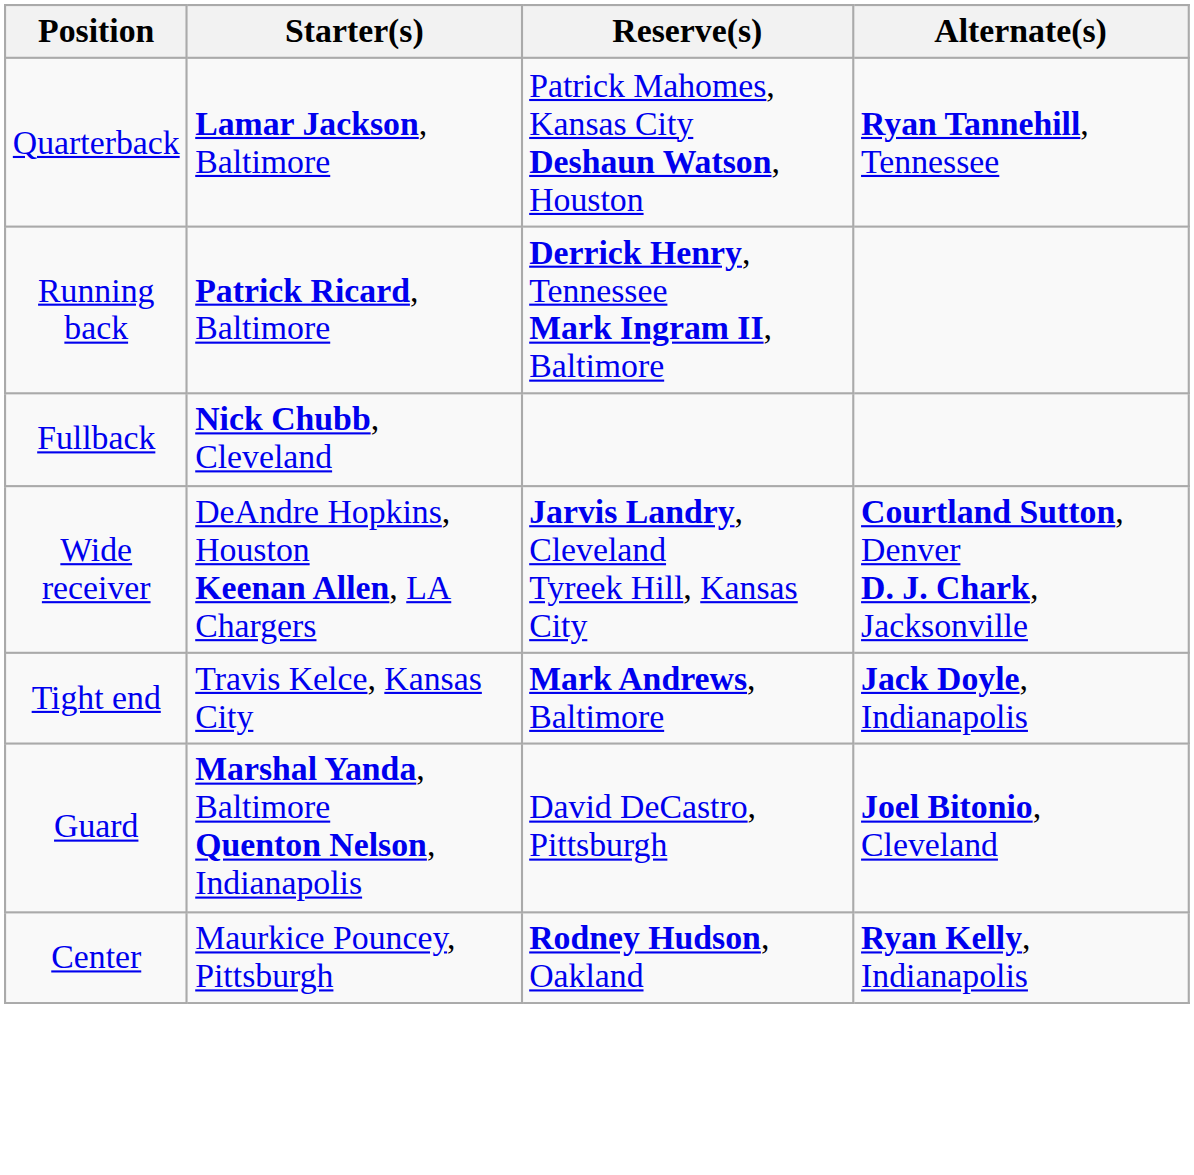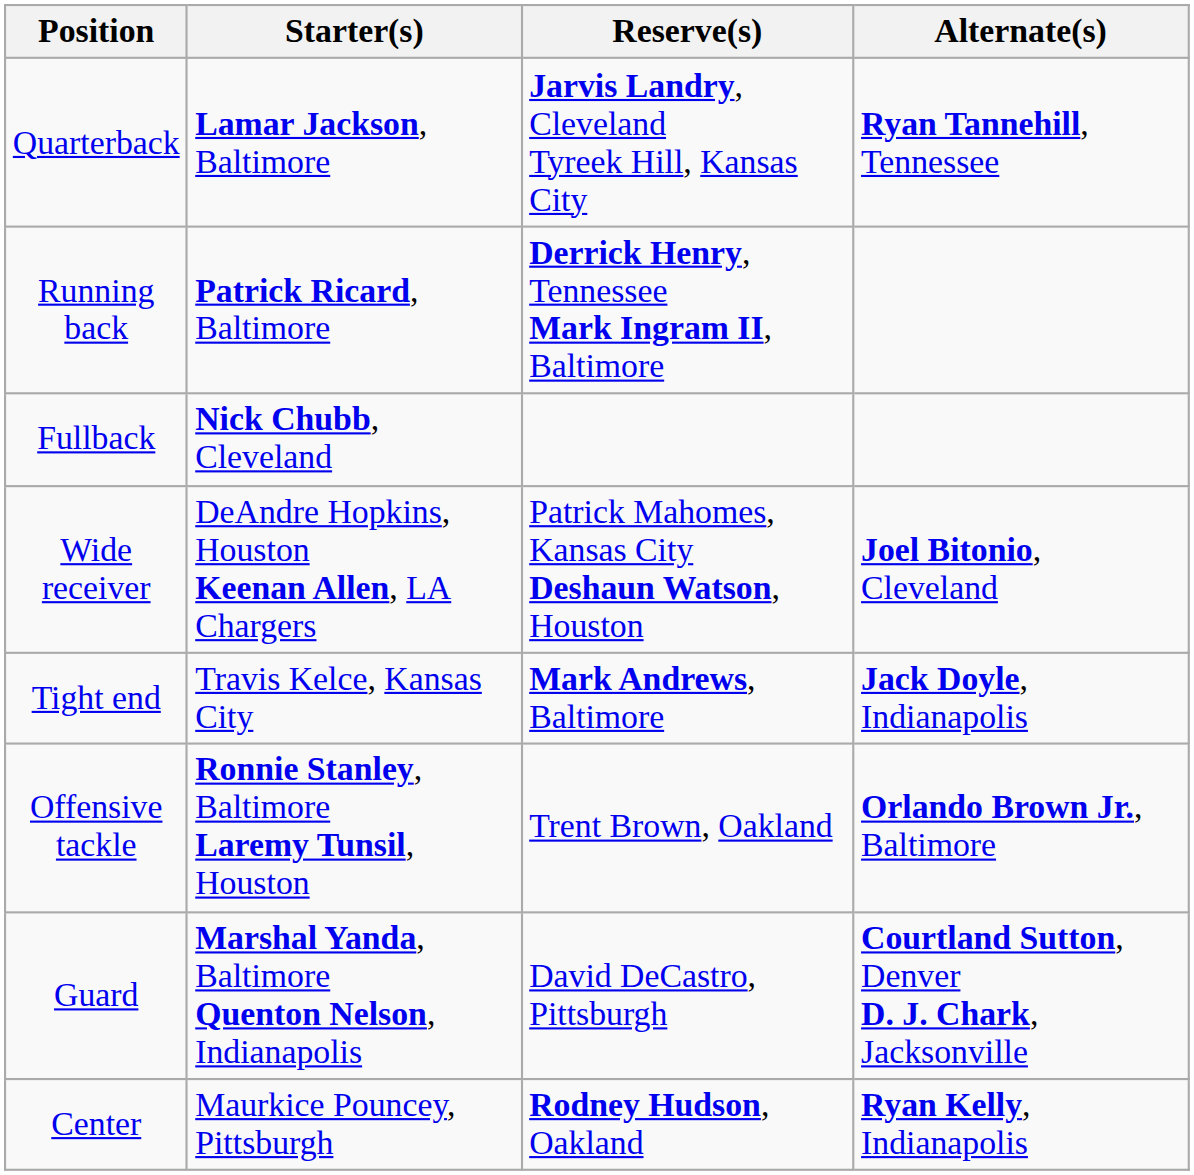(655, 141) Patrick Mahomes, Kansas City Deshaun Watson, Houston -> (663, 141) Jarvis Landry, Cleveland Tyreek Hill, Kansas City
(663, 568) Jarvis Landry, Cleveland Tyreek Hill, Kansas City -> (655, 568) Patrick Mahomes, Kansas City Deshaun Watson, Houston
(992, 568) Courtland Sutton, Denver D. J. Chark, Jacksonville -> (951, 568) Joel Bitonio, Cleveland
+ row: (96, 827)
(951, 827) Joel Bitonio, Cleveland -> (992, 994) Courtland Sutton, Denver D. J. Chark, Jacksonville
